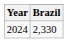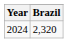(45, 29) 2,330 -> (45, 29) 2,320
